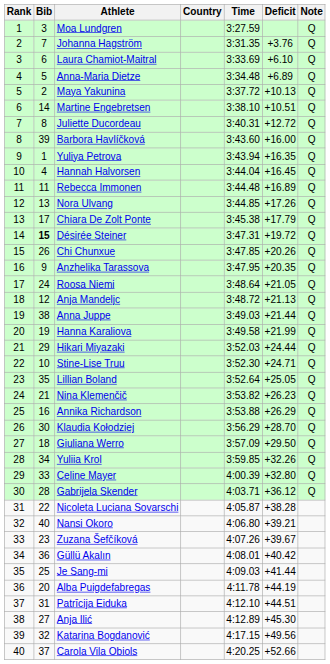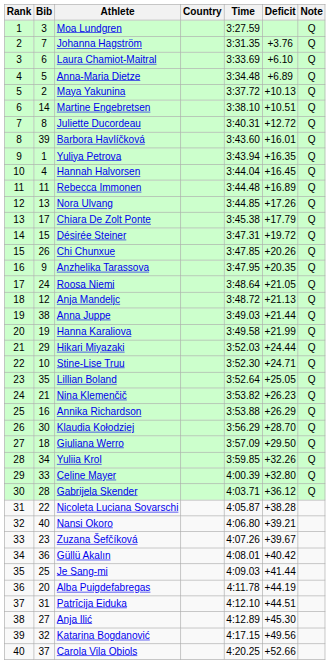(280, 140) +16.00 -> (280, 140) +16.01
(44, 236) bold -> (44, 236) normal
